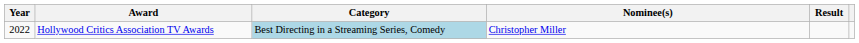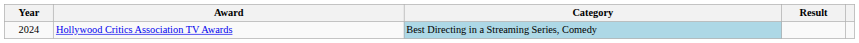- column: (648, 13)
(20, 30) 2022 -> (29, 30) 2024
